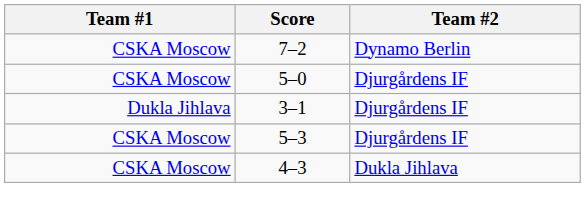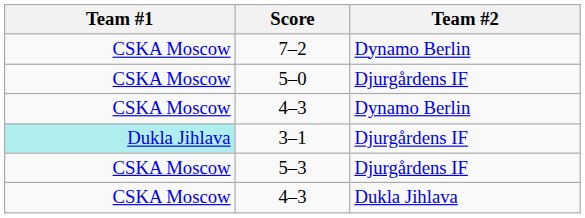+ row: (293, 108)
(179, 108) no background -> (179, 138) paleturquoise background
